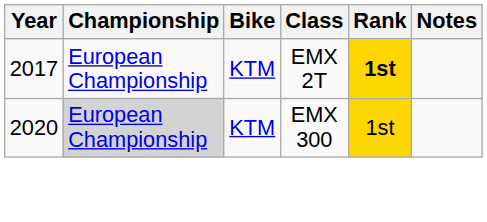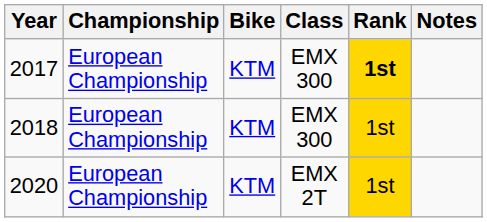(314, 68) EMX 2T -> (314, 68) EMX 300
+ row: (34, 127)
(138, 127) lightgrey background -> (138, 186) no background
(314, 127) EMX 300 -> (314, 186) EMX 2T
